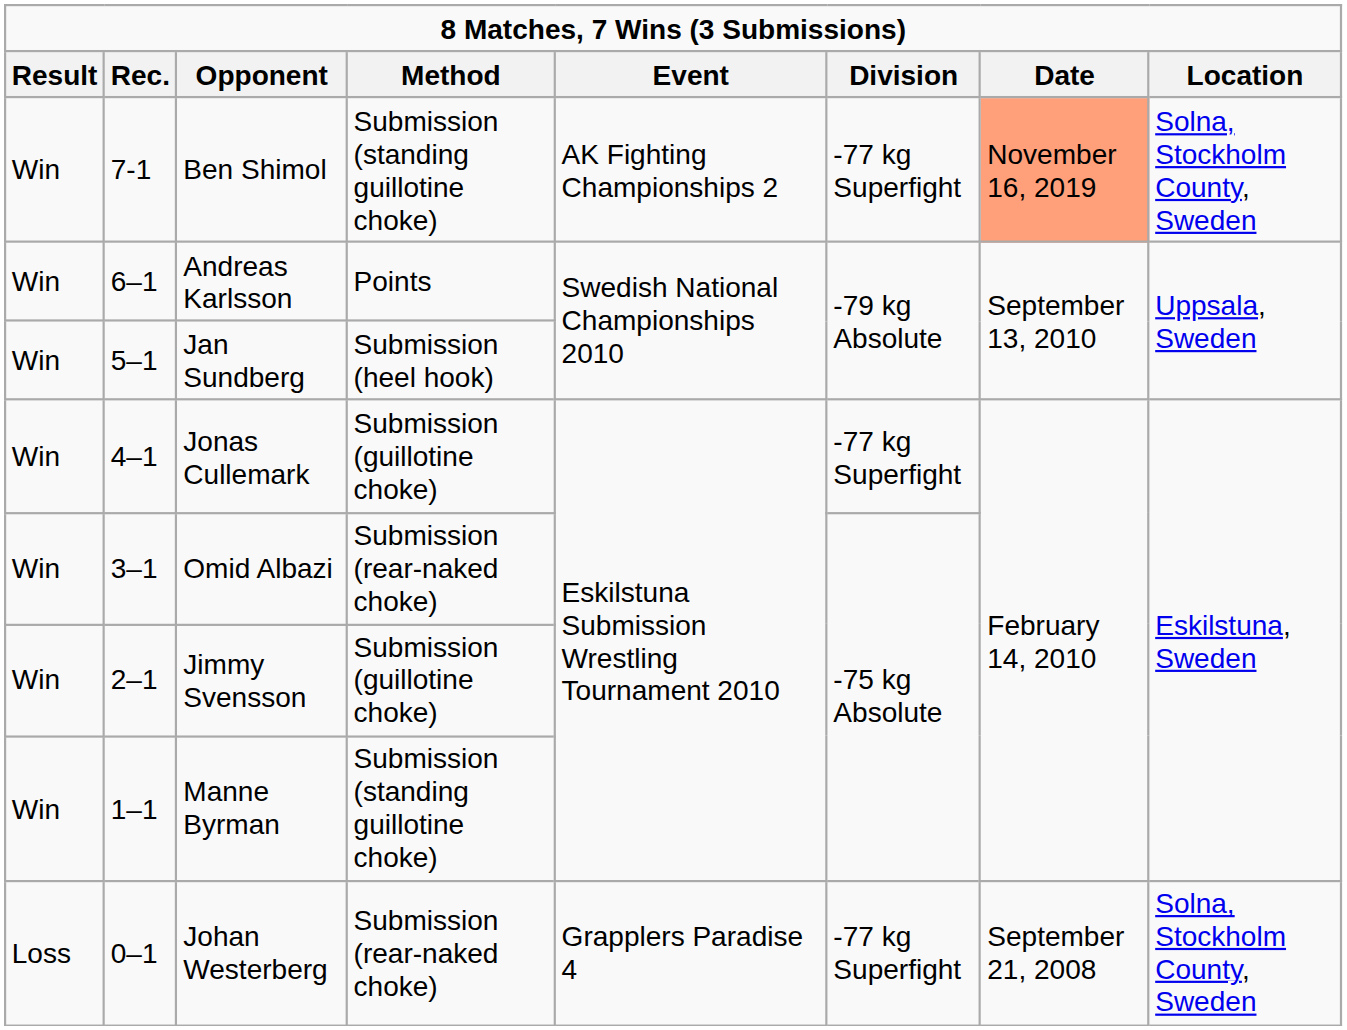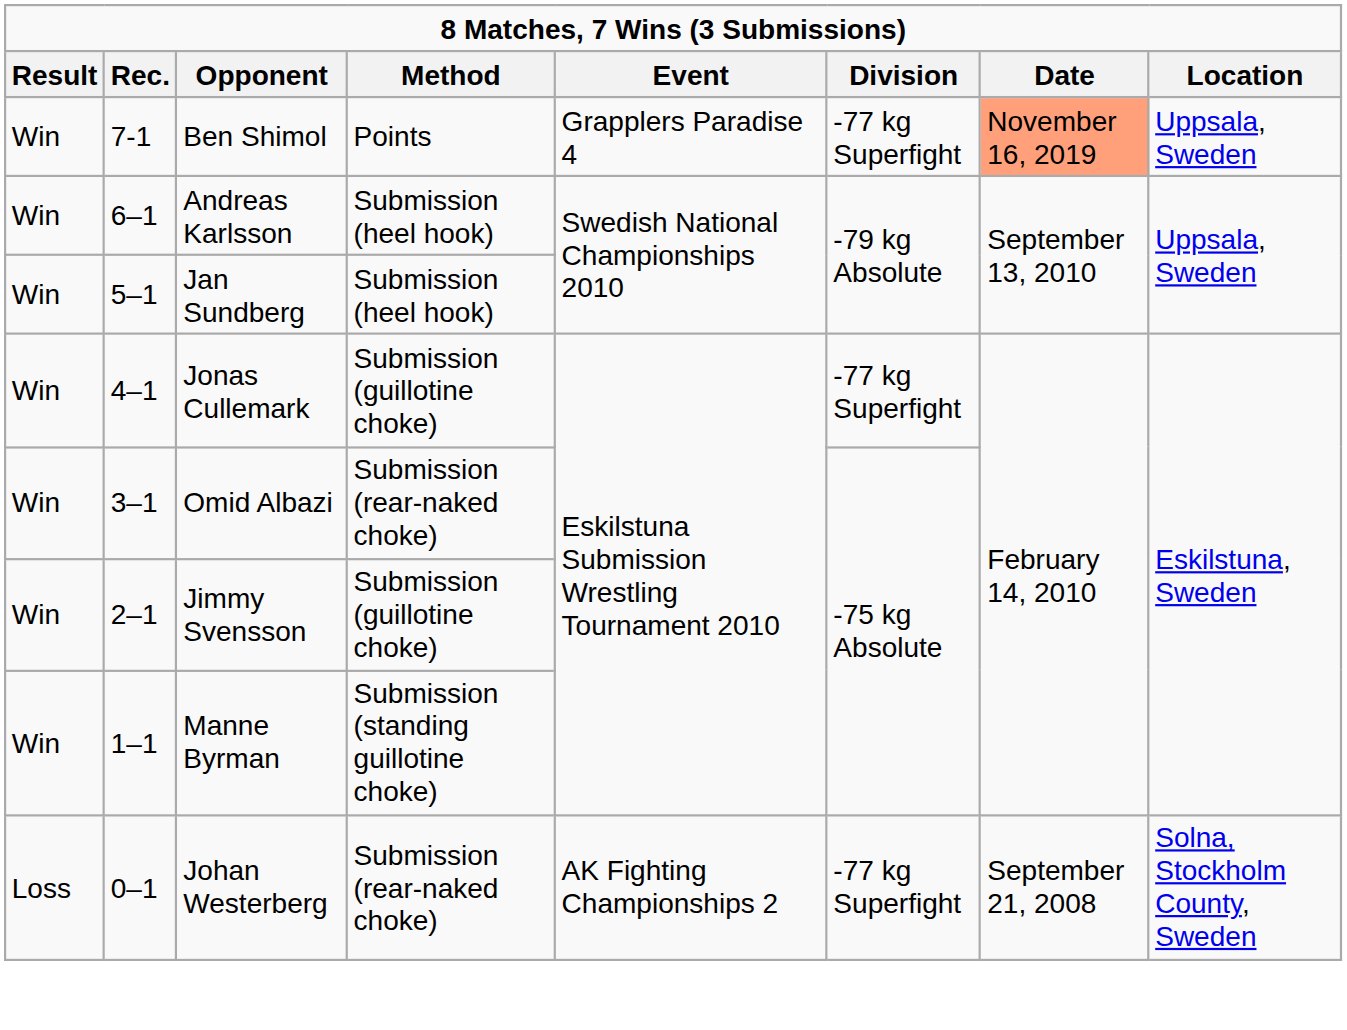(426, 170) Submission (standing guillotine choke) -> (393, 137) Points
(670, 170) AK Fighting Championships 2 -> (682, 137) Grapplers Paradise 4
(1221, 170) Solna, Stockholm County, Sweden -> (1211, 137) Uppsala, Sweden
(393, 282) Points -> (426, 216) Submission (heel hook)
(682, 953) Grapplers Paradise 4 -> (670, 887) AK Fighting Championships 2
